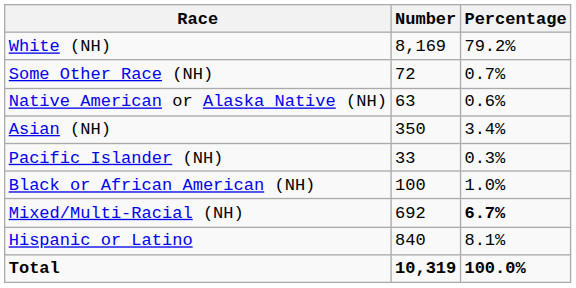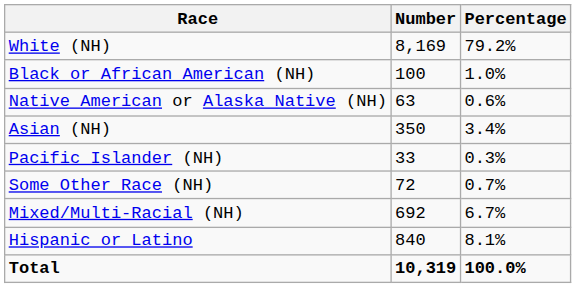rows swapped: (162, 185) <-> (111, 74)
(485, 213) bold -> (485, 213) normal
